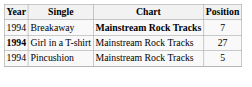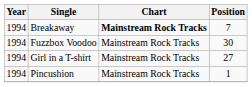+ row: (64, 43)
(16, 43) bold -> (16, 58) normal
(223, 58) 5 -> (228, 74) 1
